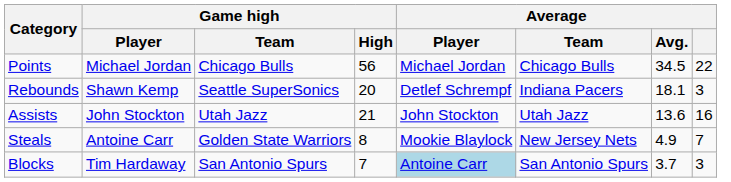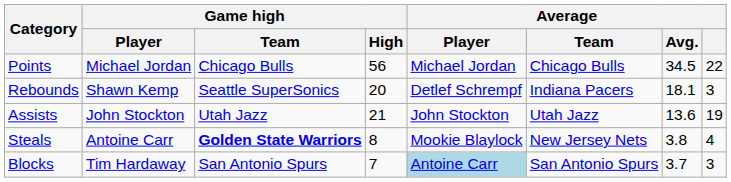(704, 115) 16 -> (714, 115) 19
(275, 139) normal -> (280, 139) bold
(666, 139) 4.9 -> (676, 139) 3.8
(700, 139) 7 -> (710, 139) 4
